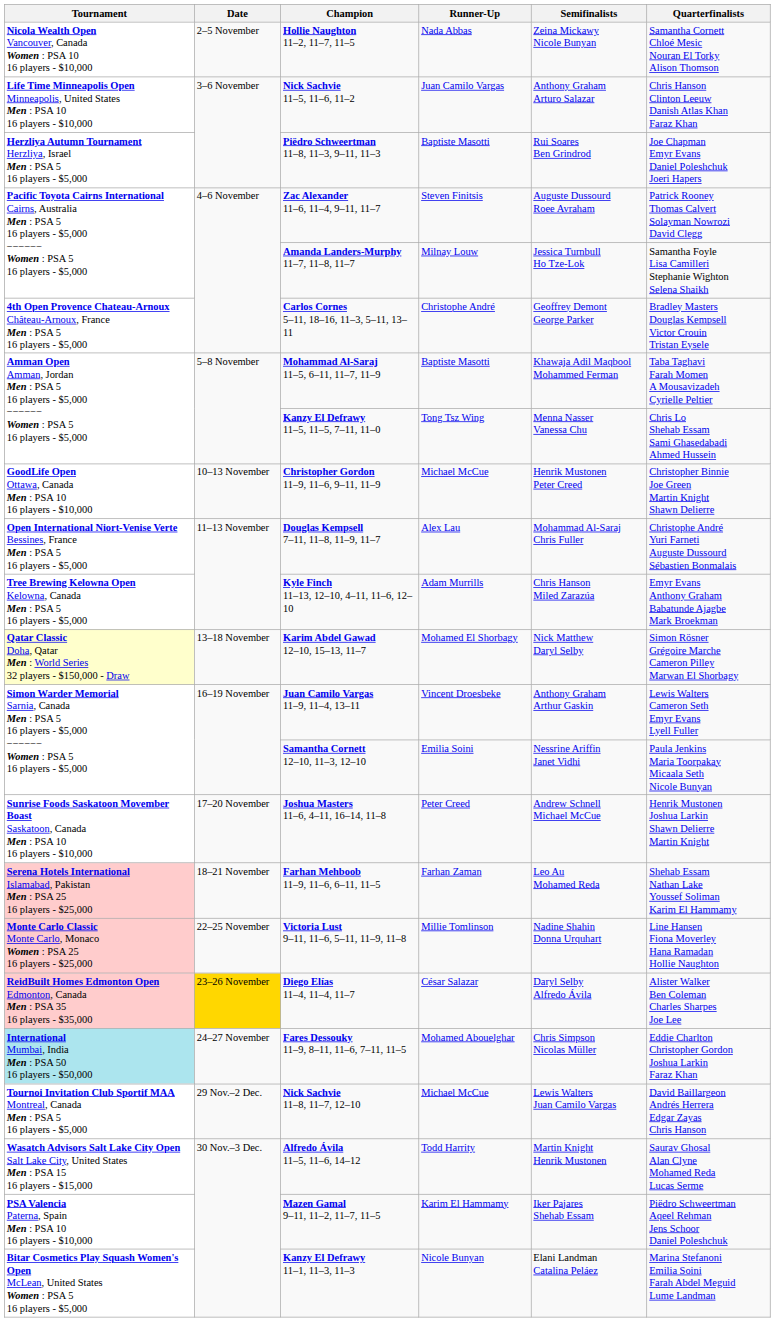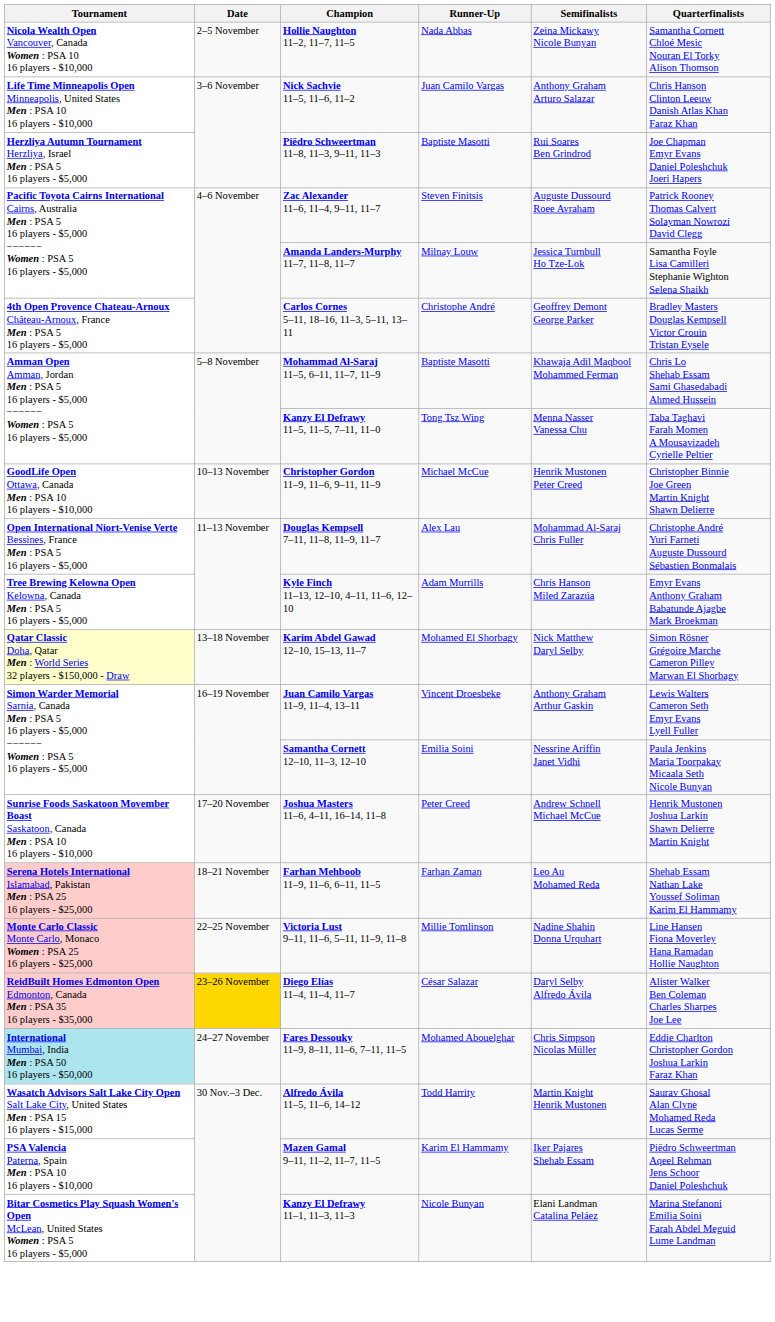(684, 381) Taba Taghavi Farah Momen A Mousavizadeh Cyrielle Peltier -> (688, 381) Chris Lo Shehab Essam Sami Ghasedabadi Ahmed Hussein
(688, 436) Chris Lo Shehab Essam Sami Ghasedabadi Ahmed Hussein -> (684, 436) Taba Taghavi Farah Momen A Mousavizadeh Cyrielle Peltier
- row: (322, 1098)
